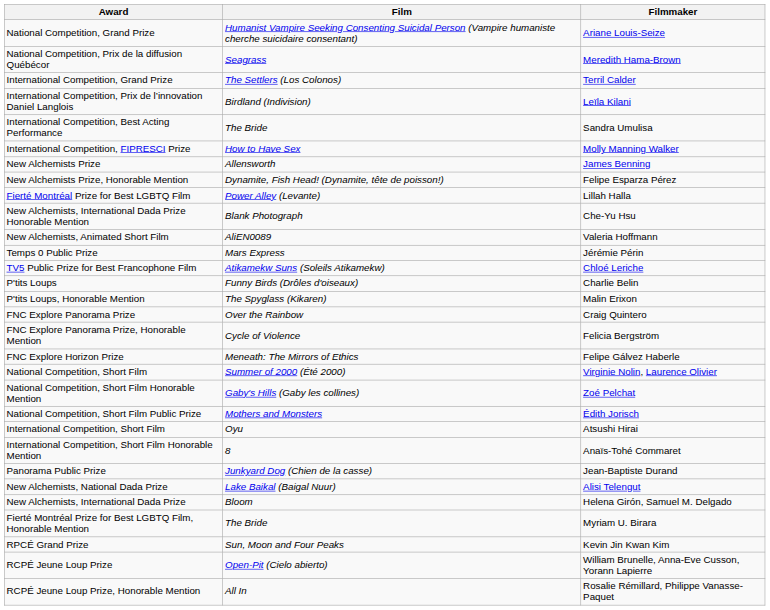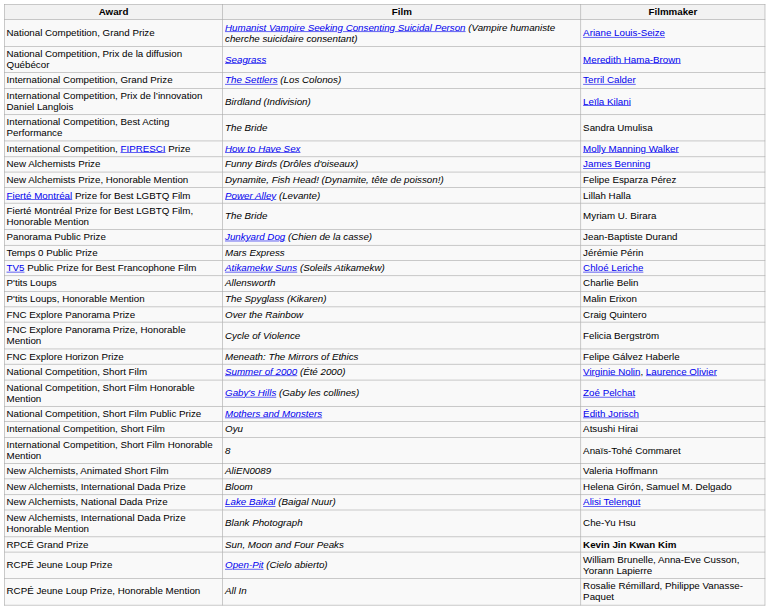(250, 164) Allensworth -> (292, 164) Funny Birds (Drôles d'oiseaux)
rows swapped: (100, 523) <-> (96, 216)
rows swapped: (56, 471) <-> (88, 237)
(292, 283) Funny Birds (Drôles d'oiseaux) -> (250, 283) Allensworth
rows swapped: (87, 487) <-> (96, 502)
(626, 544) normal -> (630, 544) bold
